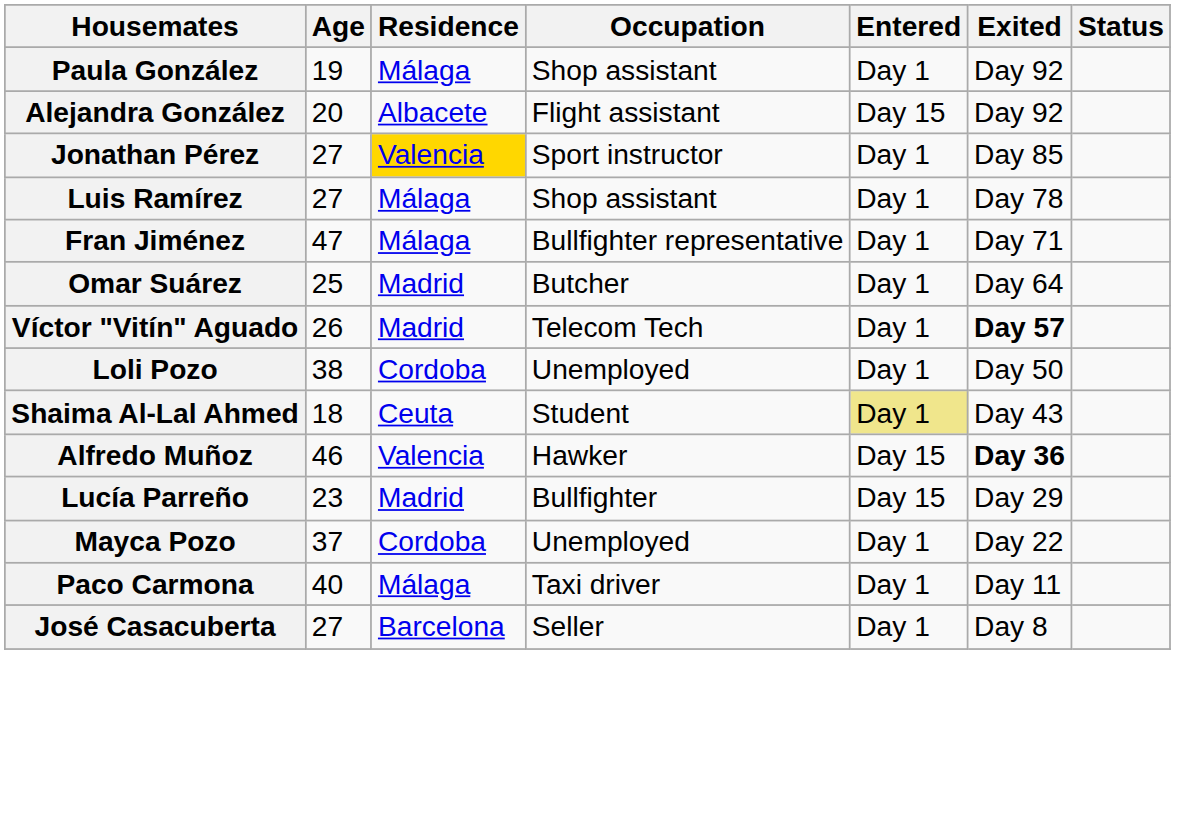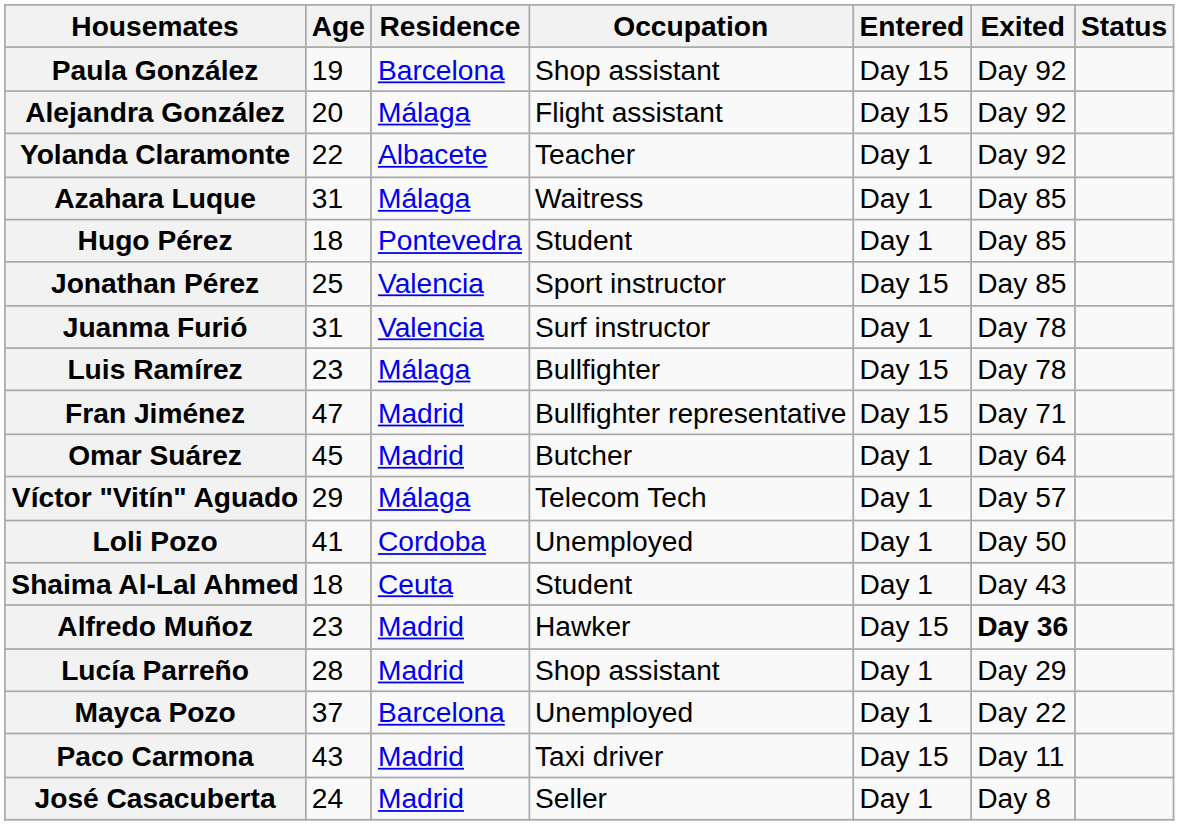(424, 69) Málaga -> (441, 69) Barcelona
(893, 69) Day 1 -> (904, 69) Day 15
(433, 112) Albacete -> (424, 112) Málaga
+ row: (155, 155)
+ row: (155, 198)
+ row: (155, 241)
(327, 155) 27 -> (327, 284) 25
(431, 155) gold background -> (431, 284) no background
(893, 155) Day 1 -> (904, 284) Day 15
+ row: (155, 327)
(327, 198) 27 -> (327, 370) 23
(624, 198) Shop assistant -> (598, 370) Bullfighter
(893, 198) Day 1 -> (904, 370) Day 15
(424, 241) Málaga -> (421, 412) Madrid
(893, 241) Day 1 -> (904, 412) Day 15
(327, 284) 25 -> (327, 455) 45
(327, 327) 26 -> (327, 498) 29
(421, 327) Madrid -> (424, 498) Málaga
(1020, 327) bold -> (1022, 498) normal
(327, 370) 38 -> (327, 541) 41
(893, 412) khaki background -> (896, 584) no background
(327, 455) 46 -> (327, 627) 23
(431, 455) Valencia -> (421, 627) Madrid
(327, 498) 23 -> (327, 670) 28
(594, 498) Bullfighter -> (627, 670) Shop assistant
(901, 498) Day 15 -> (896, 670) Day 1
(432, 541) Cordoba -> (441, 713) Barcelona
(327, 584) 40 -> (327, 756) 43
(424, 584) Málaga -> (421, 756) Madrid
(893, 584) Day 1 -> (904, 756) Day 15
(327, 627) 27 -> (327, 799) 24
(441, 627) Barcelona -> (421, 799) Madrid
